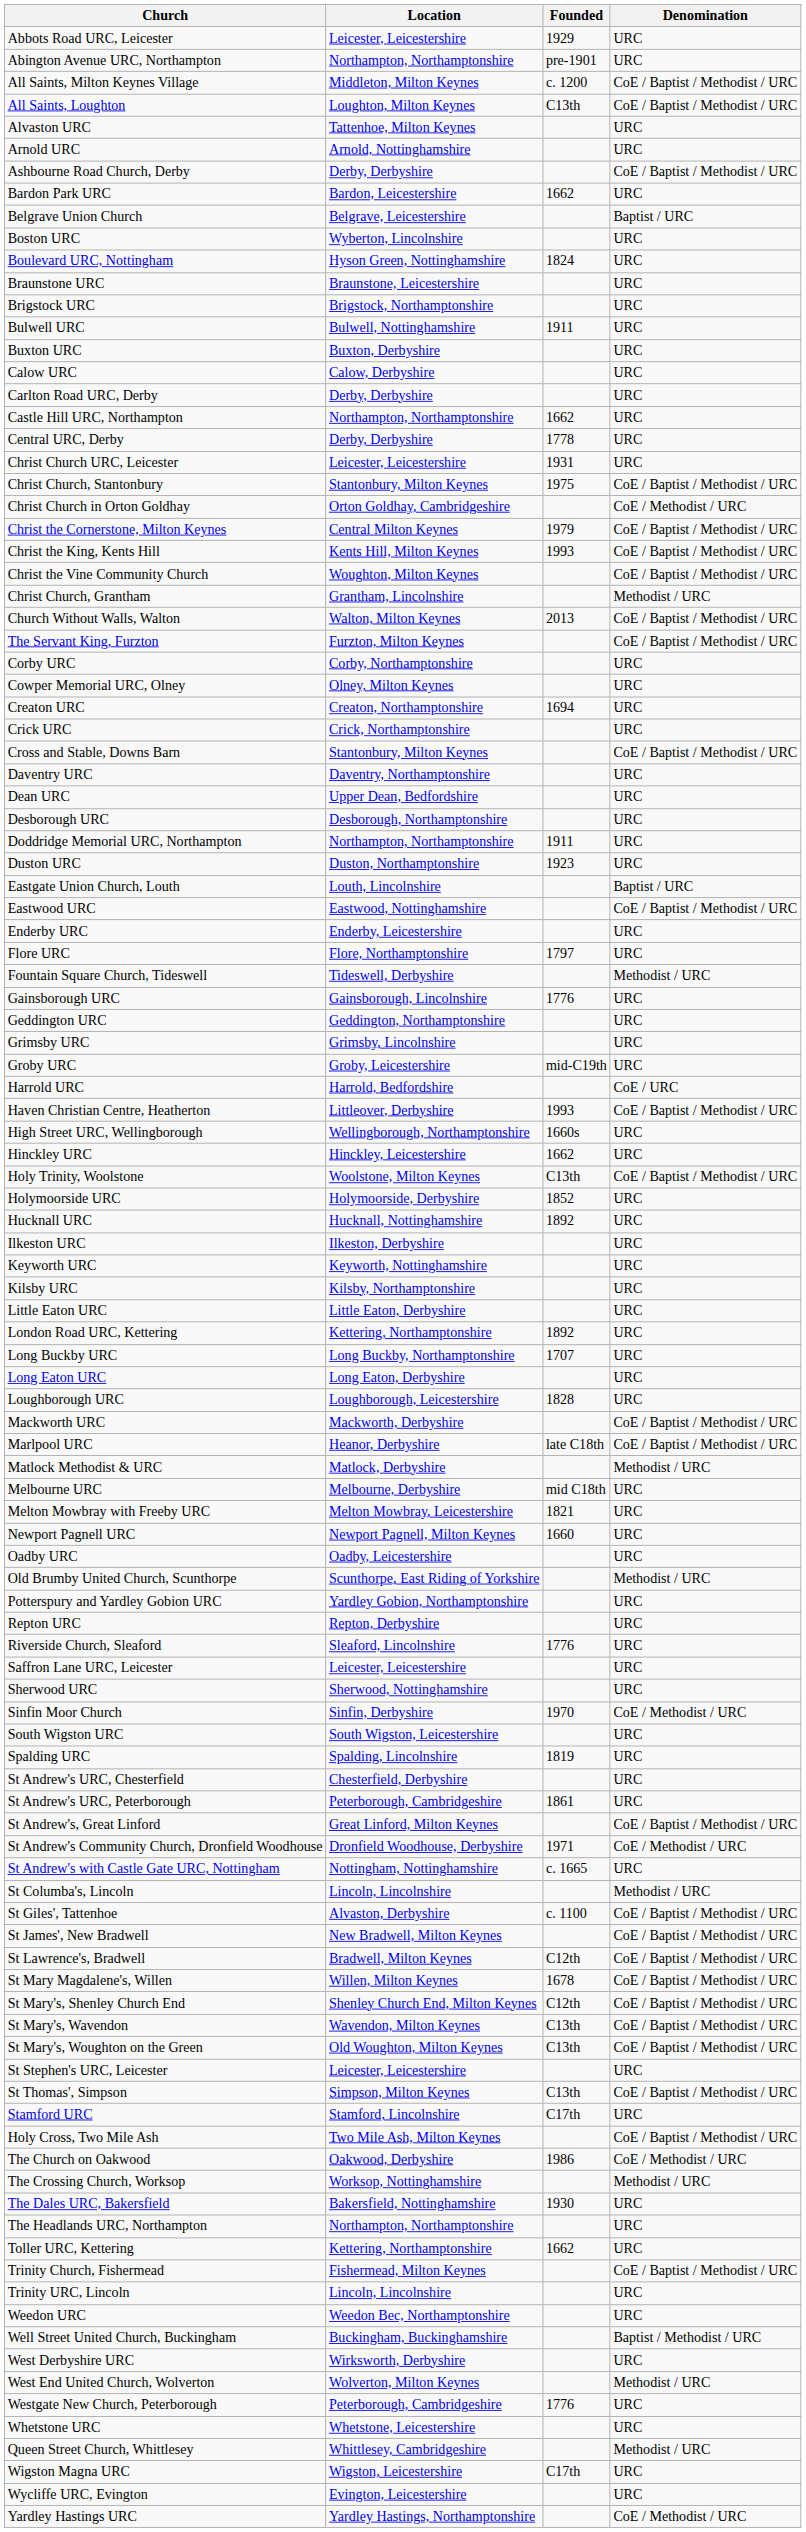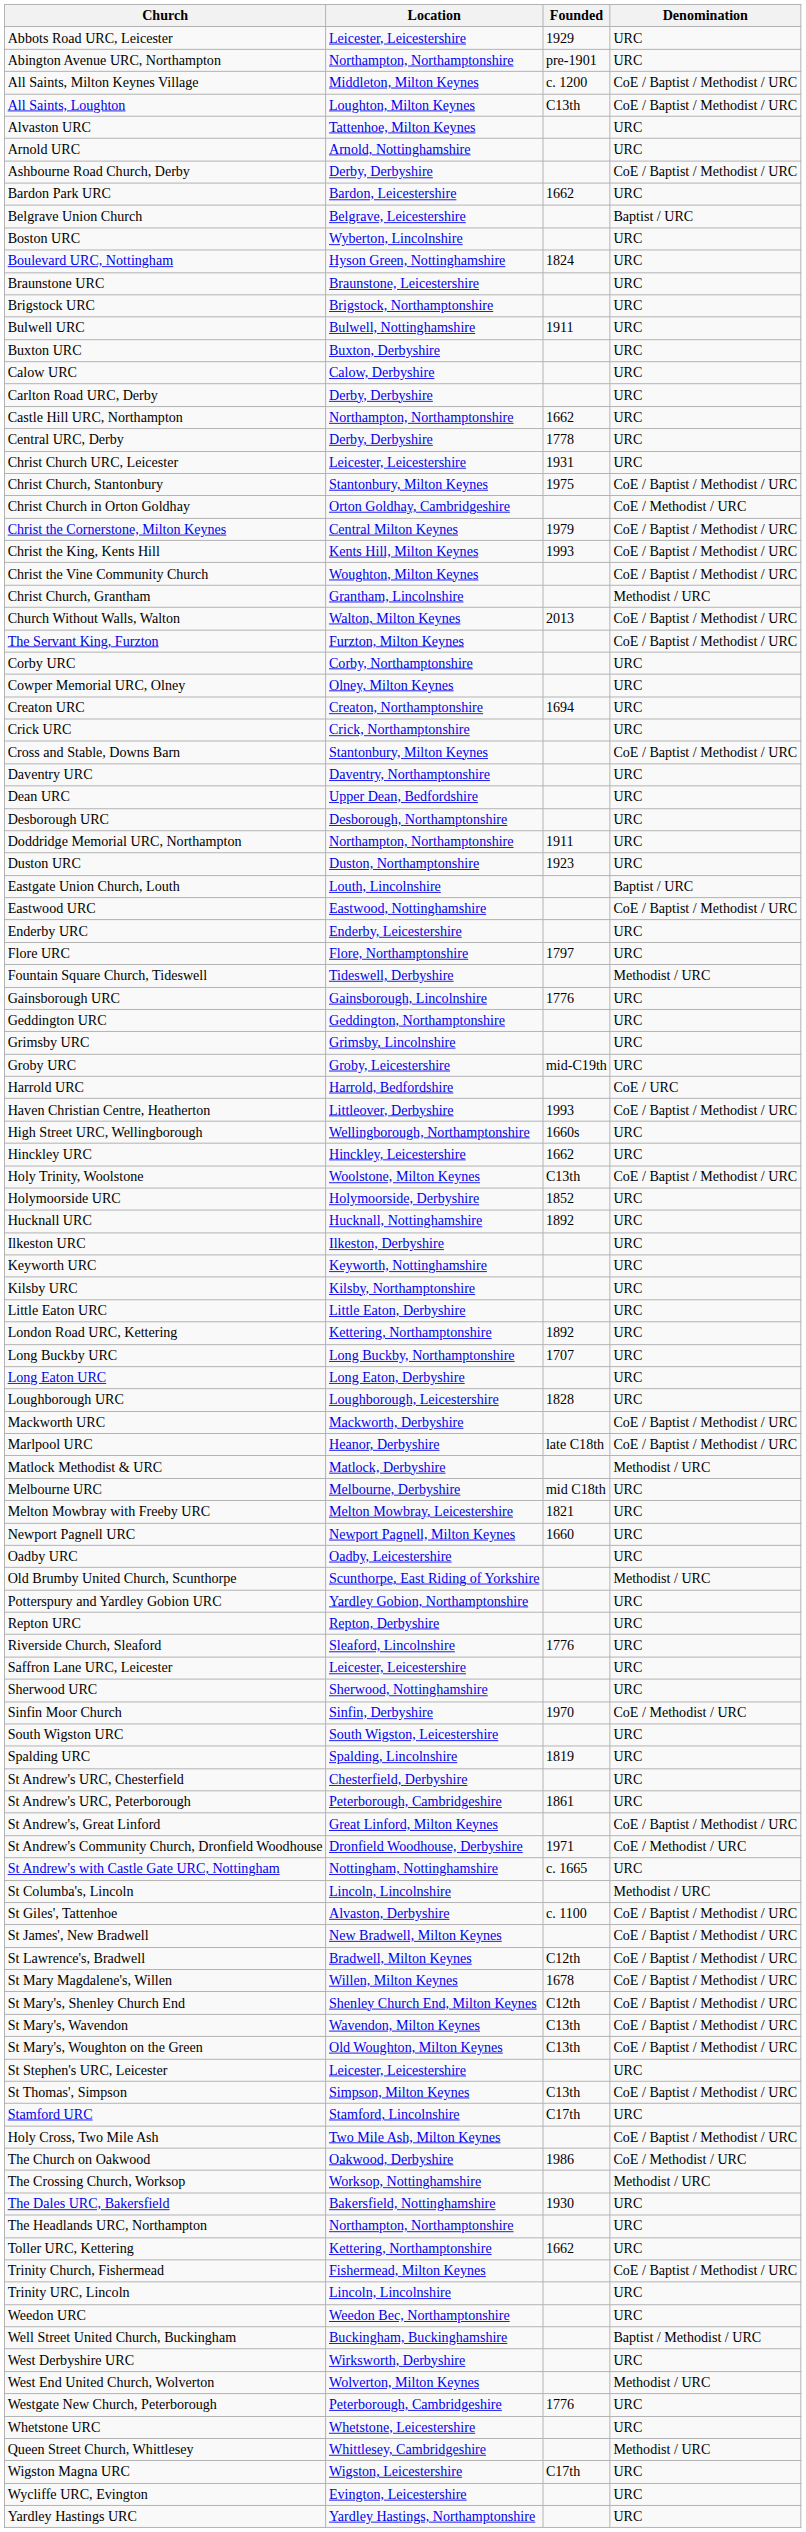(680, 2516) CoE / Methodist / URC -> (628, 2516) URC
